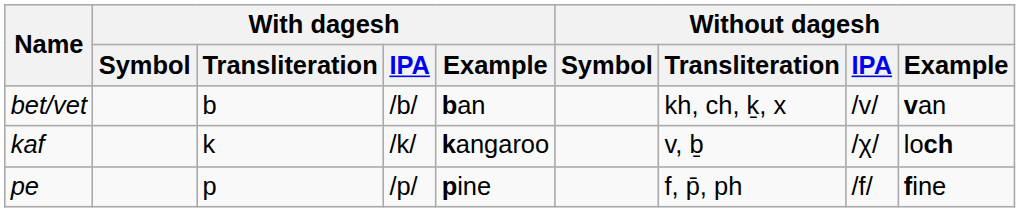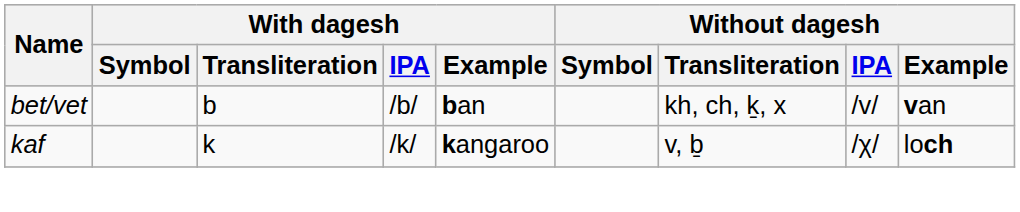- row: (25, 186)
